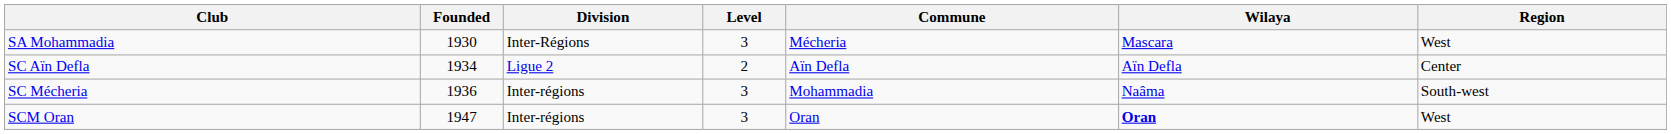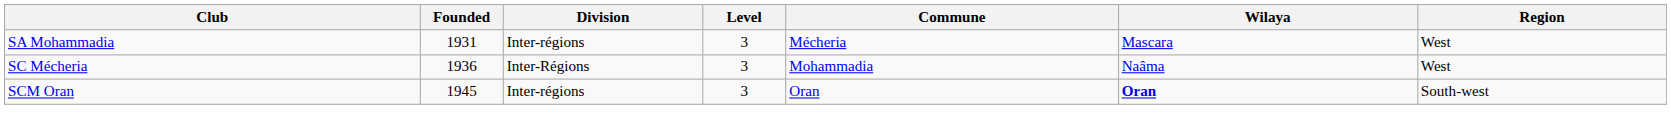(462, 42) 1930 -> (462, 42) 1931
(548, 42) Inter-Régions -> (546, 42) Inter-régions
- row: (49, 67)
(546, 92) Inter-régions -> (548, 67) Inter-Régions
(1455, 92) South-west -> (1436, 67) West
(462, 117) 1947 -> (462, 92) 1945
(1436, 117) West -> (1455, 92) South-west
